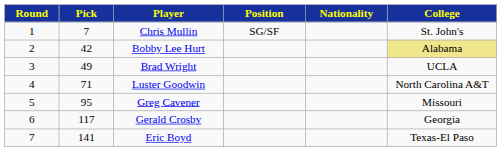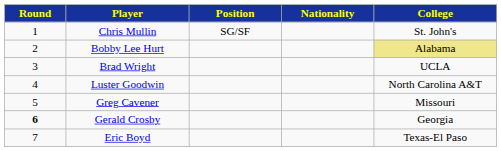- column: (86, 13)
(32, 119) normal -> (35, 119) bold
